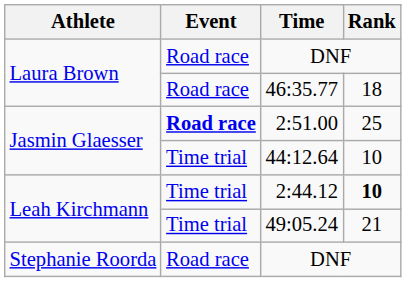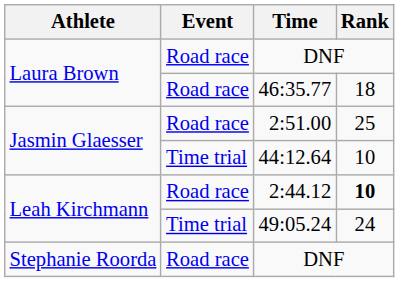(211, 123) bold -> (208, 123) normal
(207, 191) Time trial -> (208, 191) Road race
(372, 225) 21 -> (365, 225) 24
